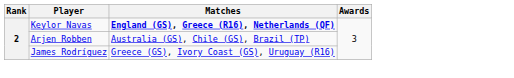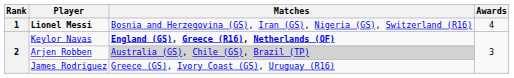+ row: (61, 25)
(210, 39) no background -> (210, 53) lightgrey background
